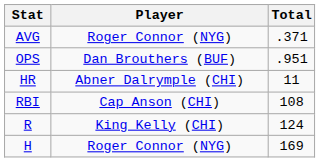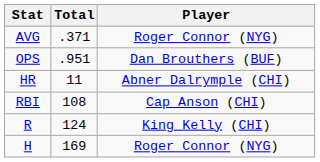columns swapped: (160, 15) <-> (292, 15)
